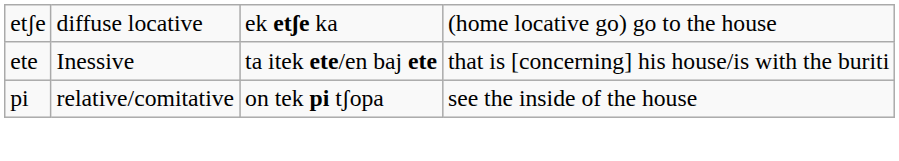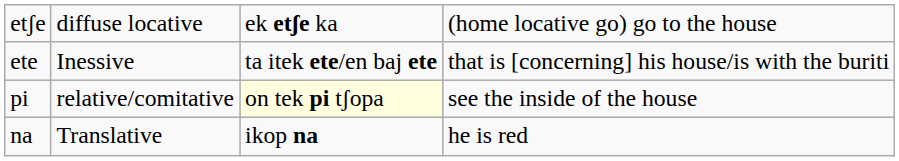(314, 98) no background -> (314, 98) lightyellow background
+ row: (21, 135)
